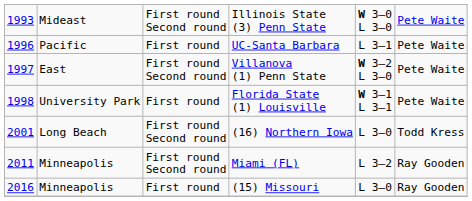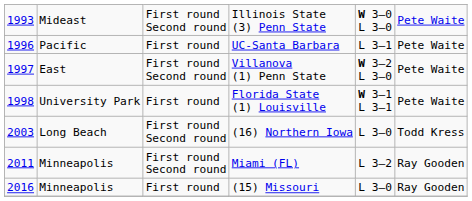(21, 132) 2001 -> (21, 132) 2003
